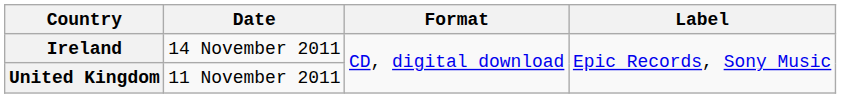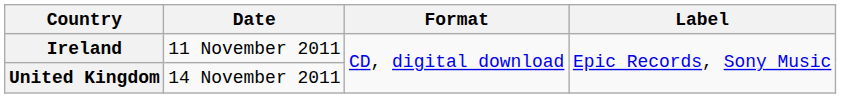(254, 49) 14 November 2011 -> (254, 49) 11 November 2011
(254, 78) 11 November 2011 -> (254, 78) 14 November 2011
